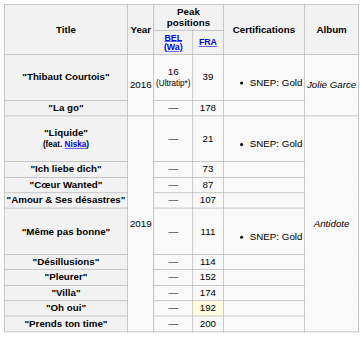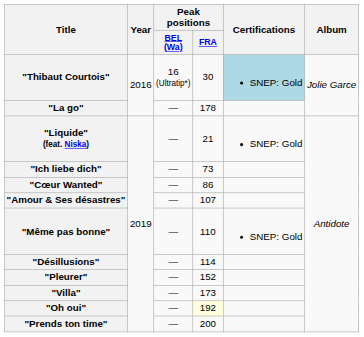(208, 77) 39 -> (208, 77) 30
(264, 83) no background -> (264, 83) lightblue background
(208, 185) 87 -> (208, 185) 86
(208, 231) 111 -> (208, 231) 110
(208, 293) 174 -> (208, 293) 173
